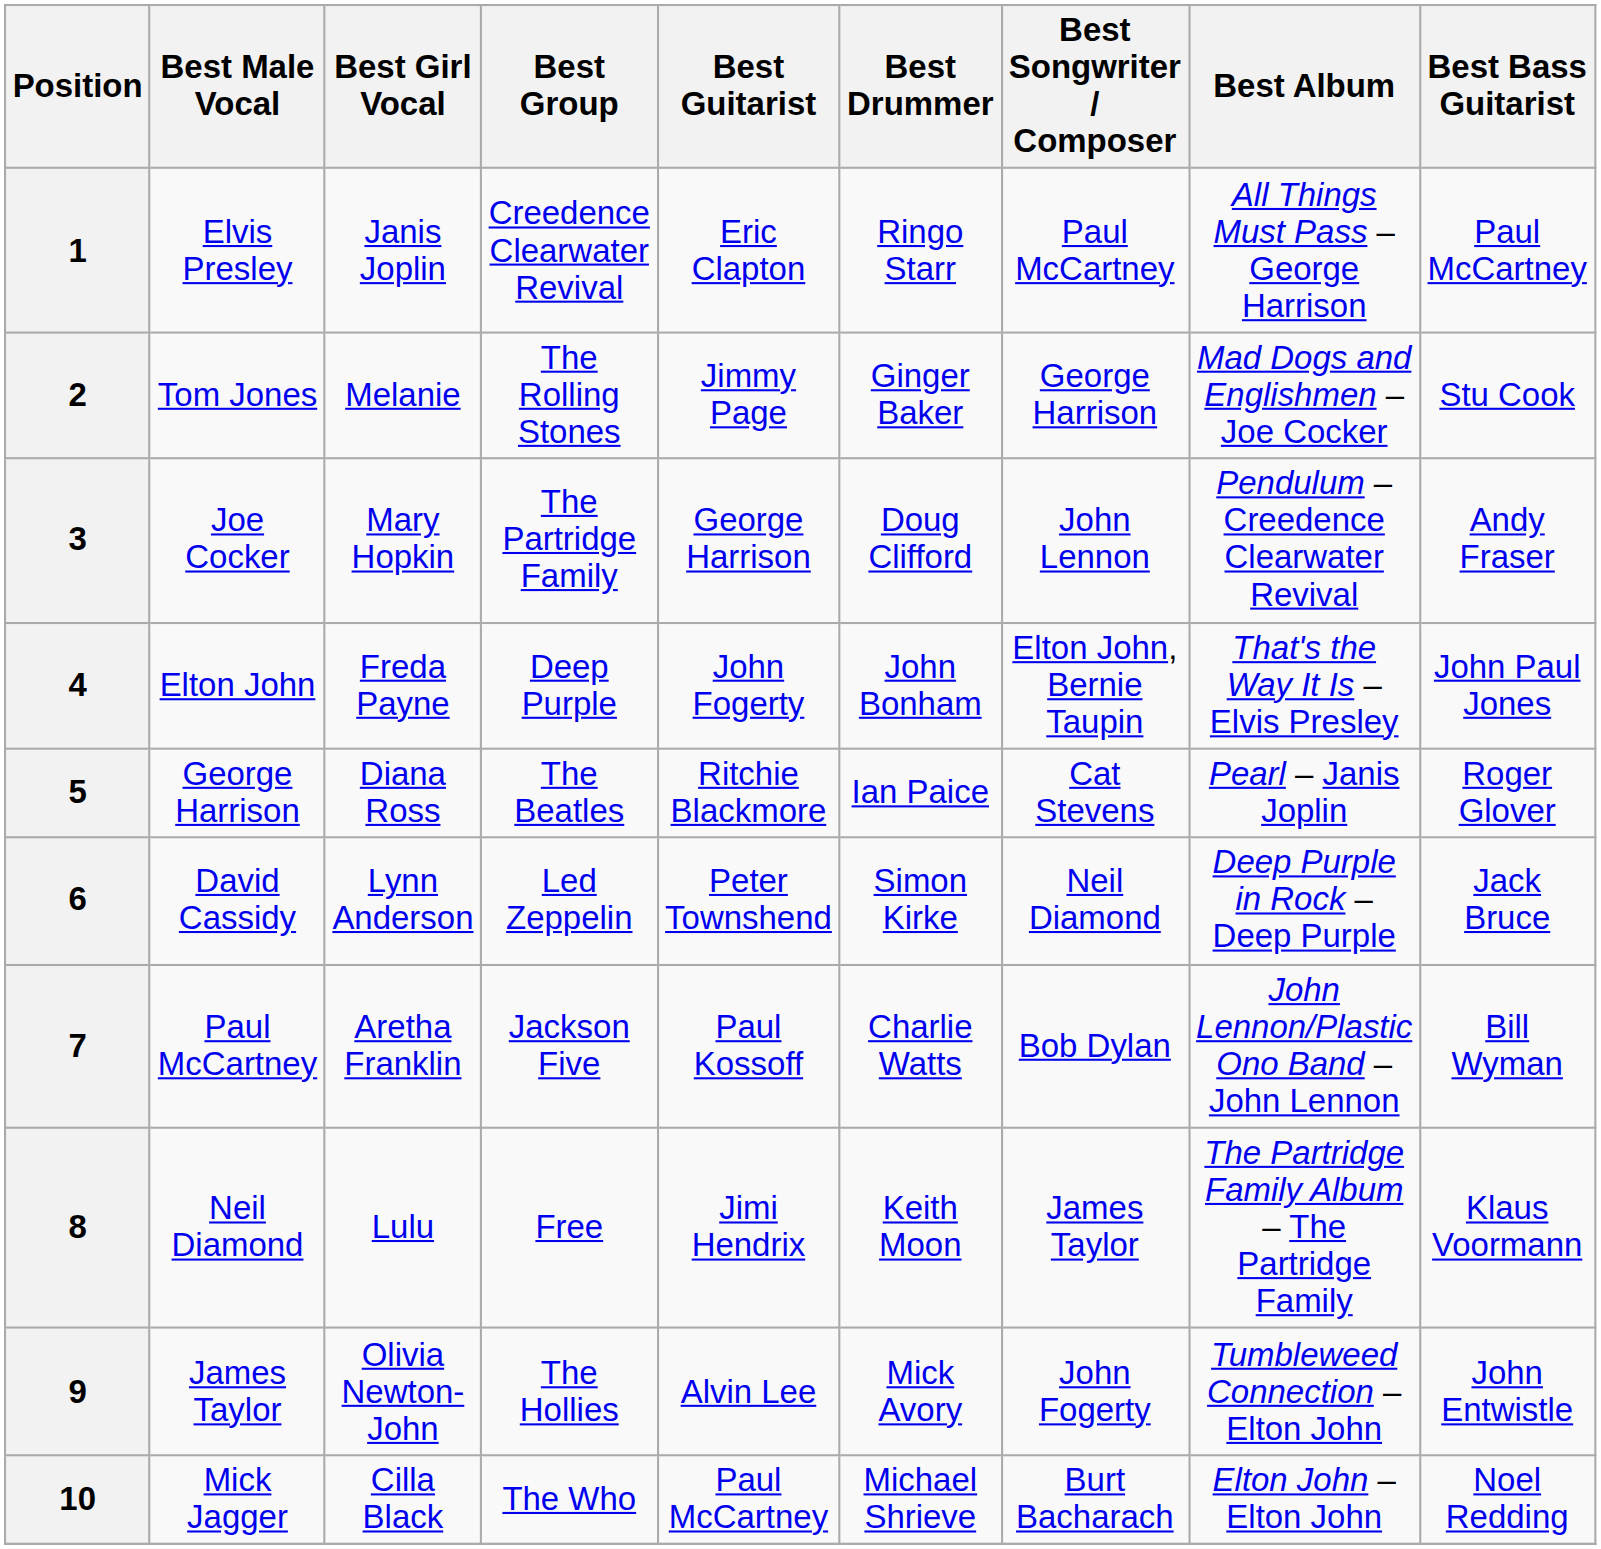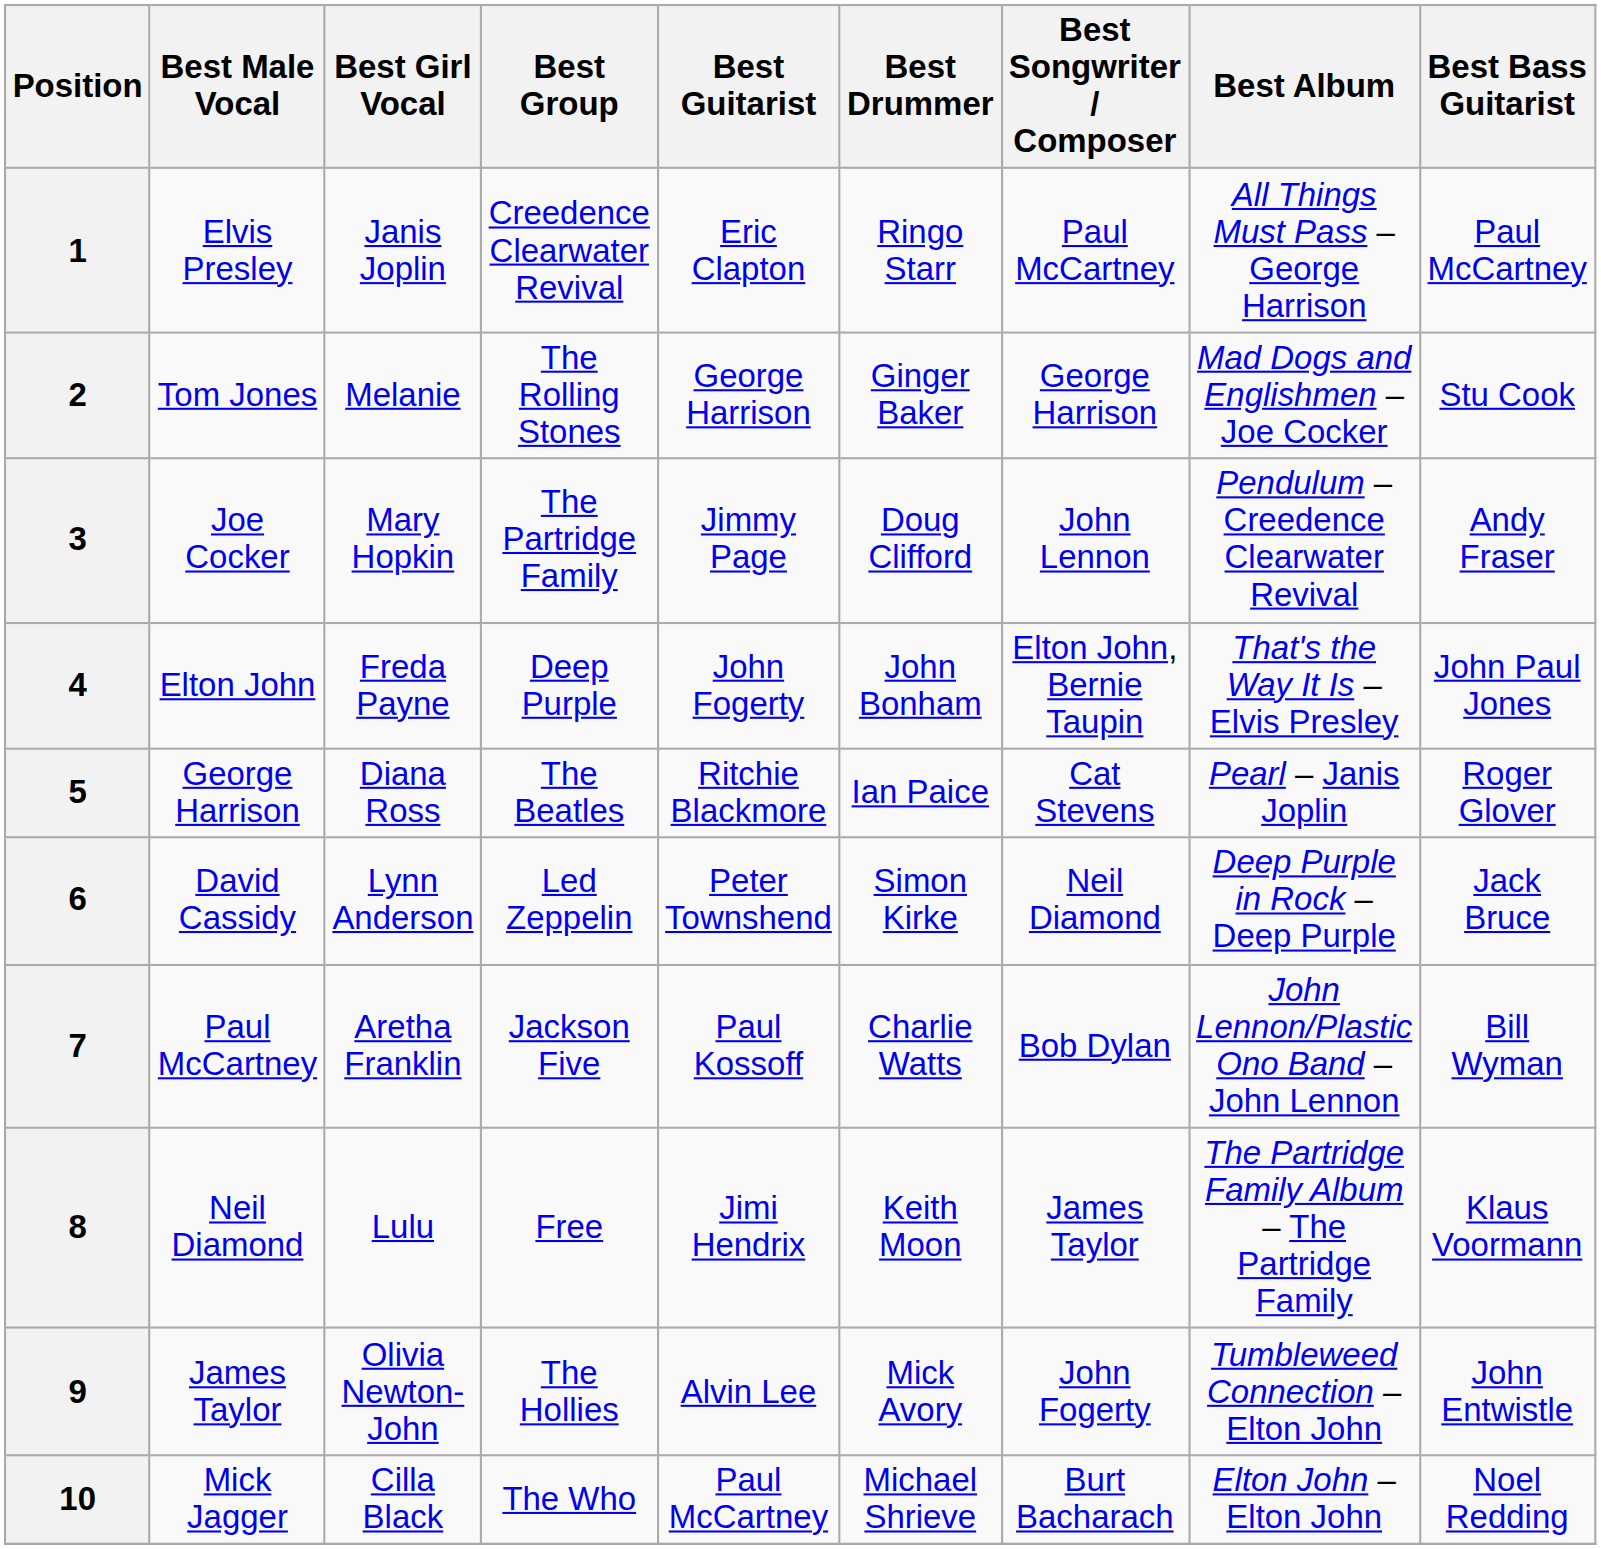(748, 394) Jimmy Page -> (748, 394) George Harrison
(748, 539) George Harrison -> (748, 539) Jimmy Page
